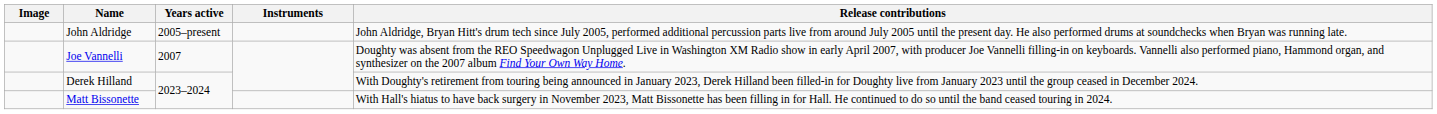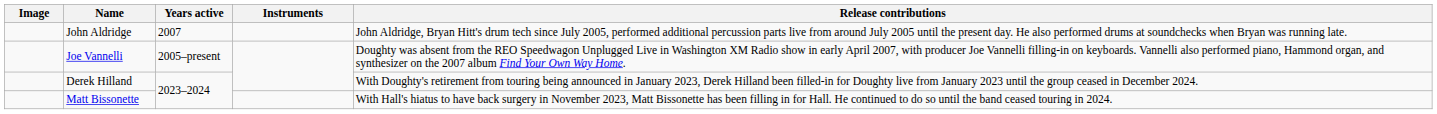(189, 31) 2005–present -> (170, 31) 2007
(170, 56) 2007 -> (189, 56) 2005–present
